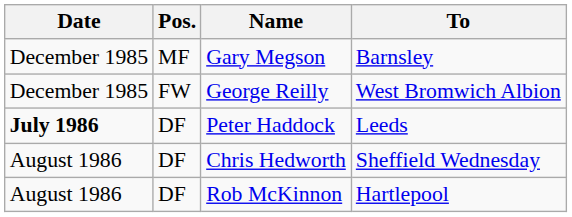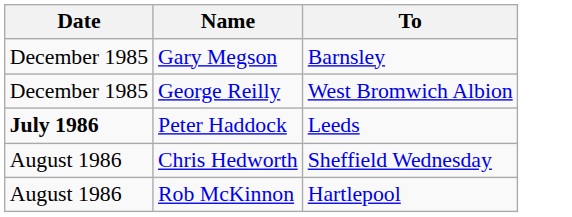- column: (177, 21)
